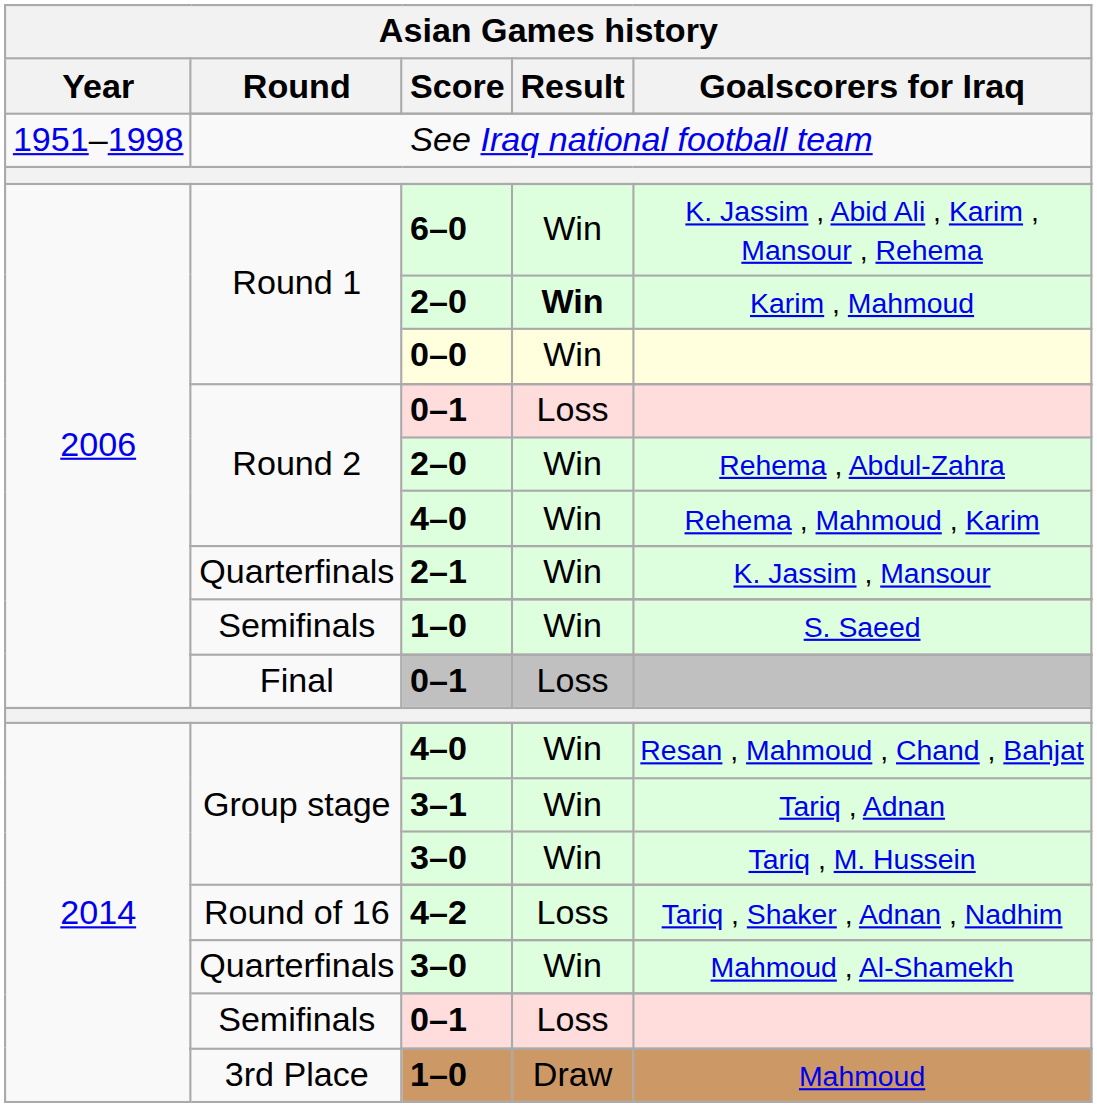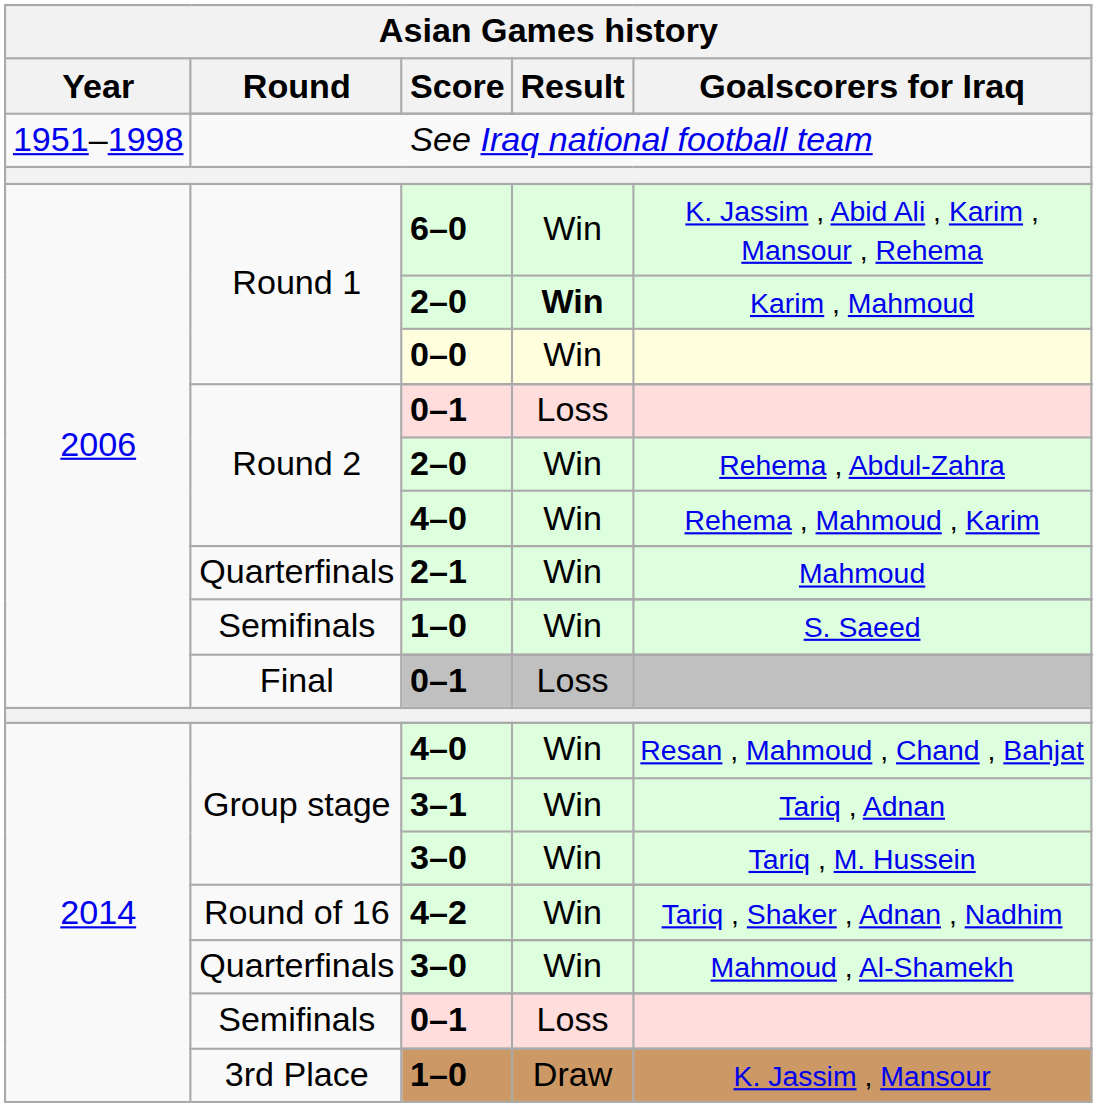(862, 574) K. Jassim , Mansour -> (862, 574) Mahmoud
(573, 912) Loss -> (573, 912) Win
(862, 1076) Mahmoud -> (862, 1076) K. Jassim , Mansour
